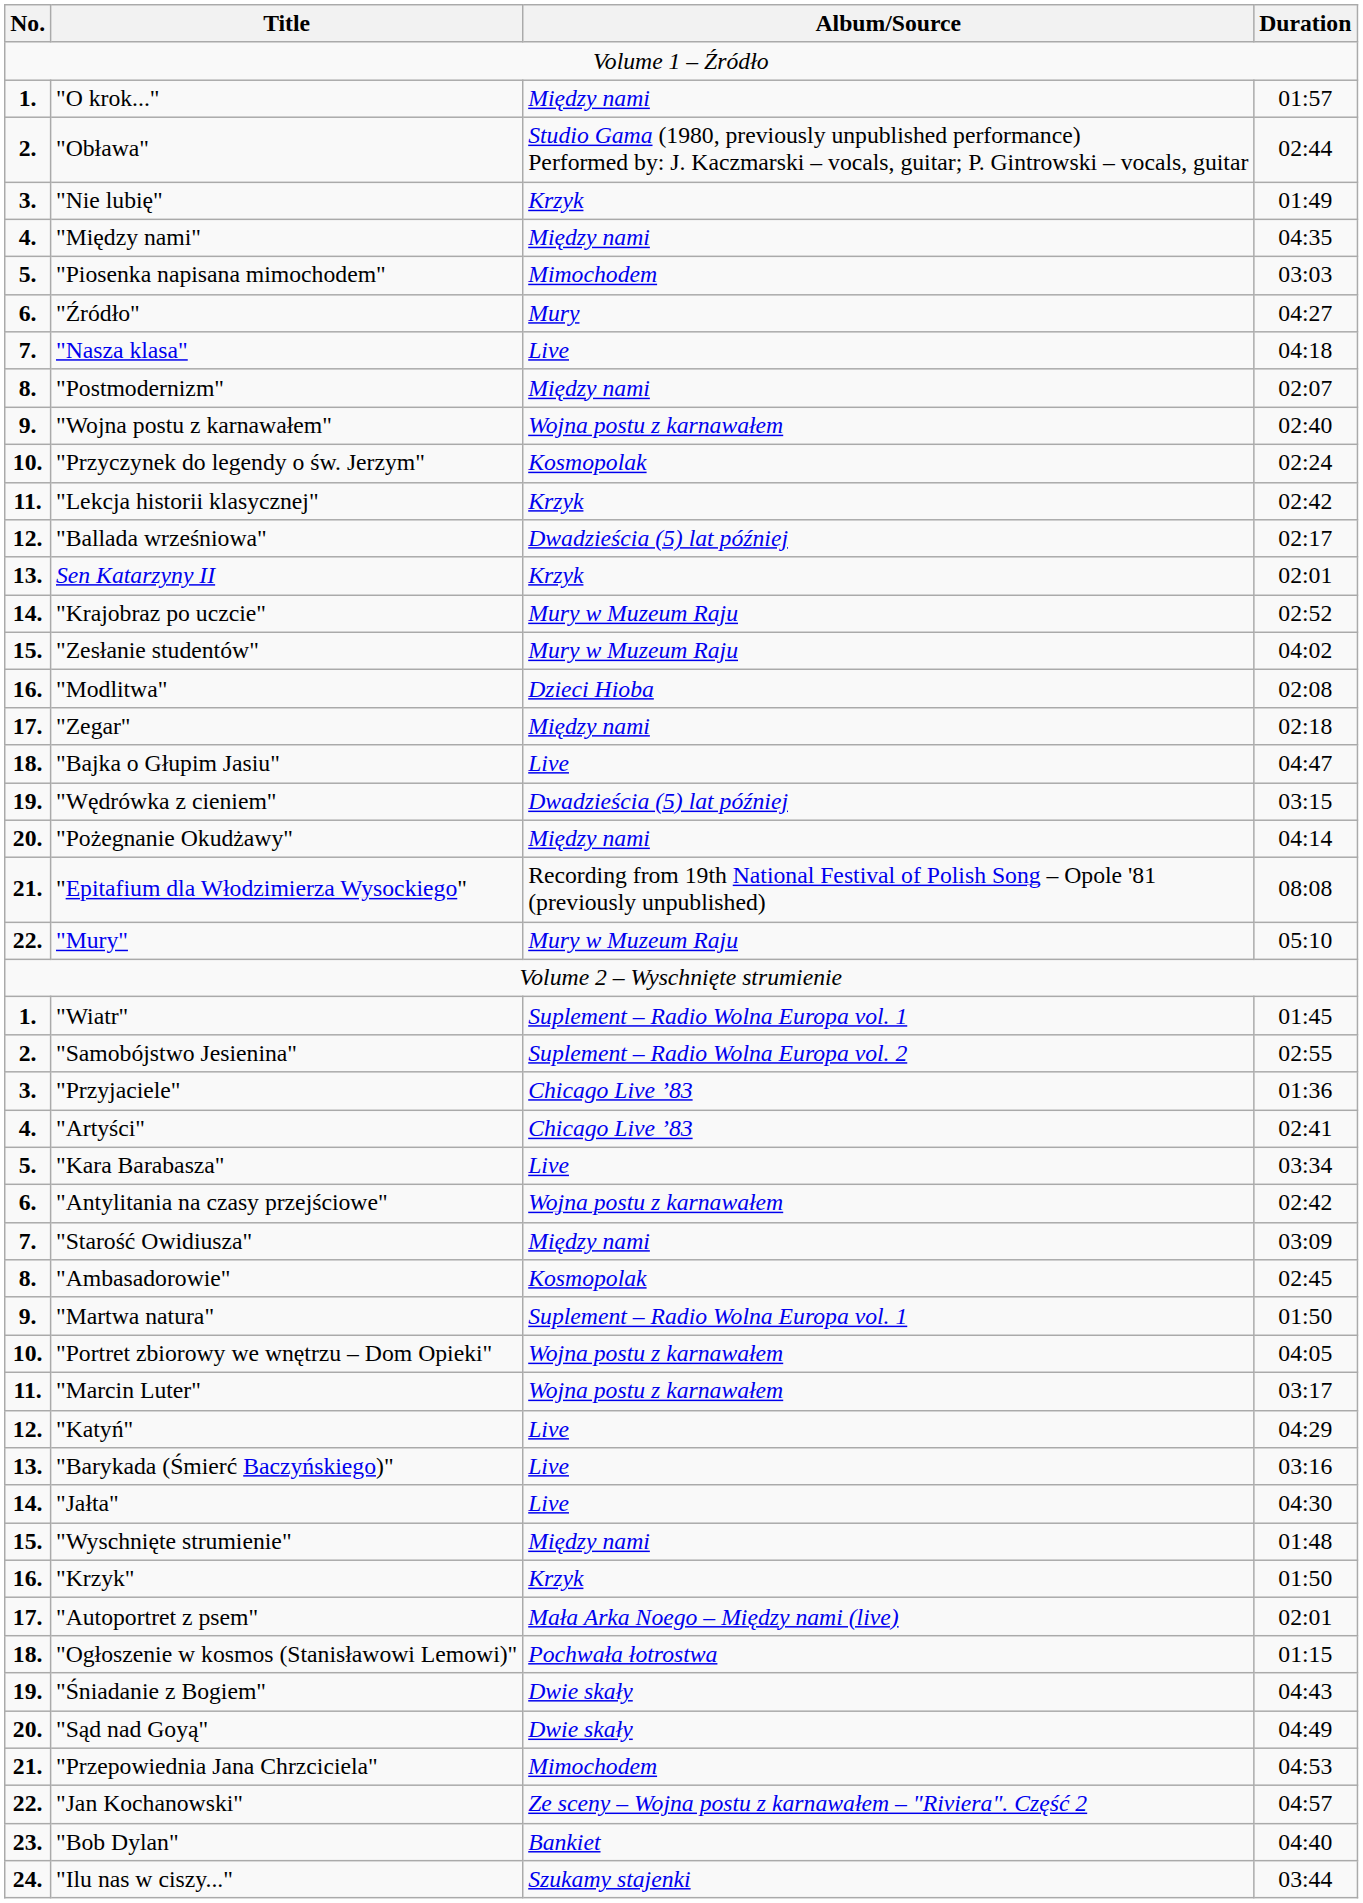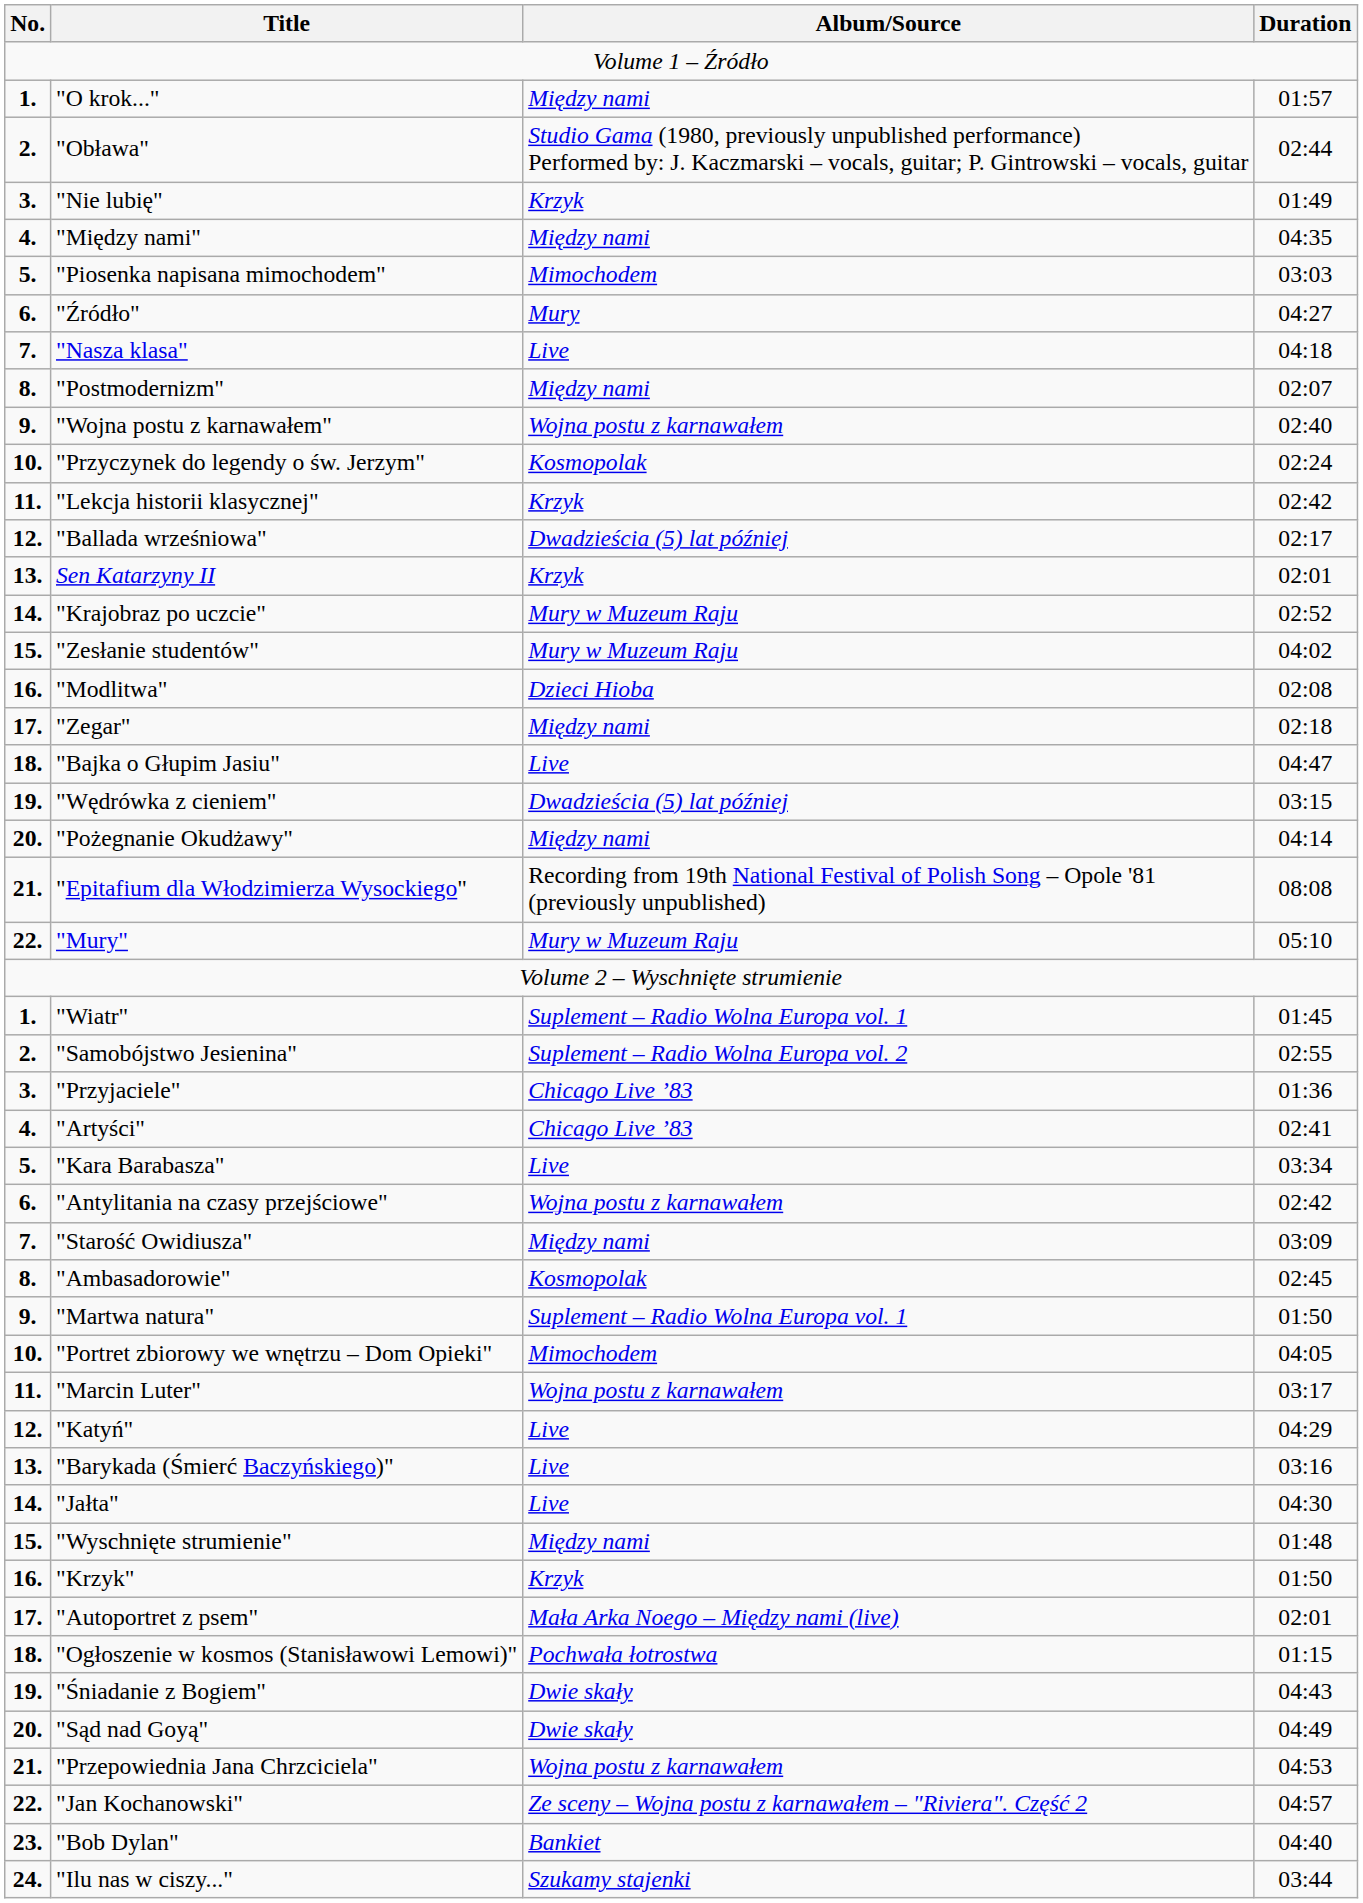(656, 1353) Wojna postu z karnawałem -> (593, 1353) Mimochodem
(593, 1766) Mimochodem -> (656, 1766) Wojna postu z karnawałem
